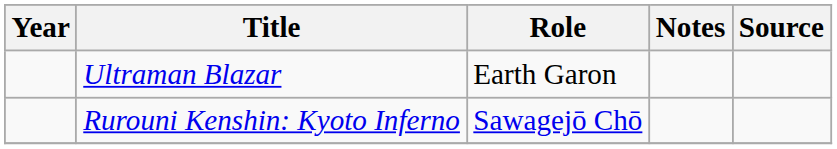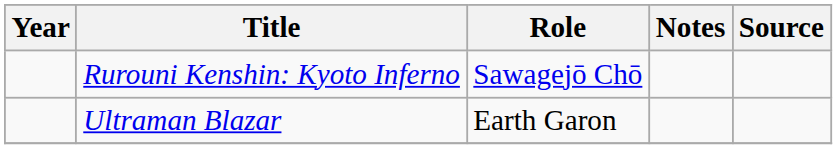rows swapped: (272, 119) <-> (182, 73)
